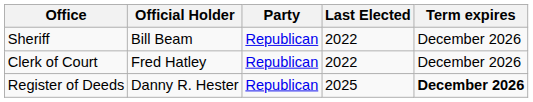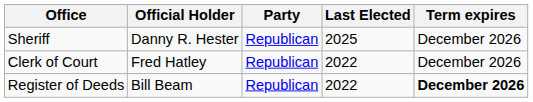(162, 39) Bill Beam -> (185, 39) Danny R. Hester
(341, 39) 2022 -> (341, 39) 2025
(185, 85) Danny R. Hester -> (162, 85) Bill Beam
(341, 85) 2025 -> (341, 85) 2022
